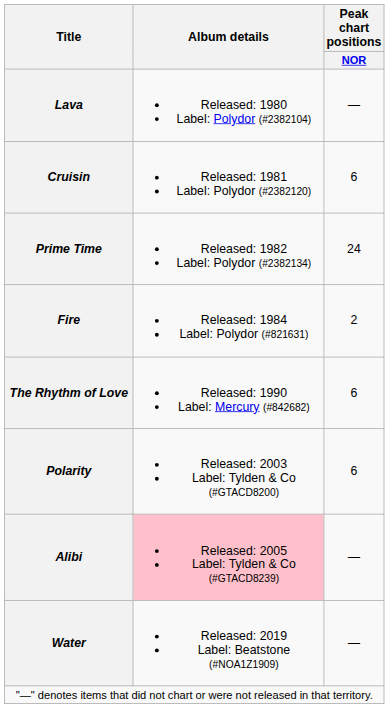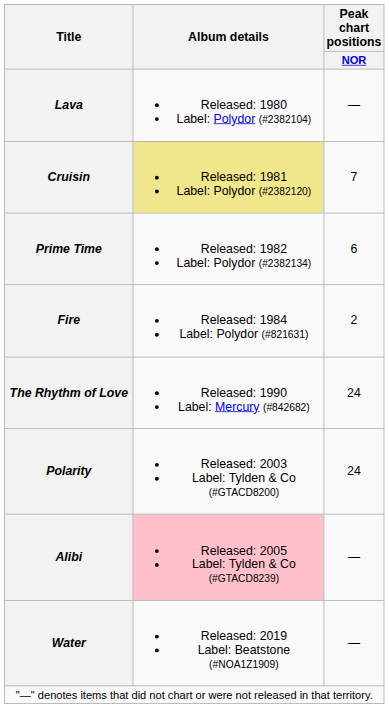(229, 184) no background -> (229, 184) khaki background
(354, 177) 6 -> (354, 177) 7
(354, 249) 24 -> (354, 249) 6
(354, 392) 6 -> (354, 392) 24
(354, 471) 6 -> (354, 471) 24
